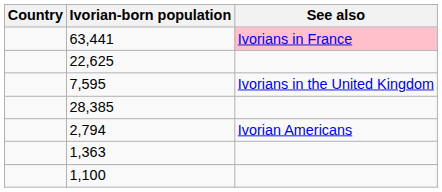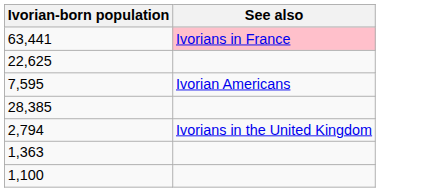- column: (35, 15)
(336, 84) Ivorians in the United Kingdom -> (233, 84) Ivorian Americans
(295, 130) Ivorian Americans -> (274, 130) Ivorians in the United Kingdom
